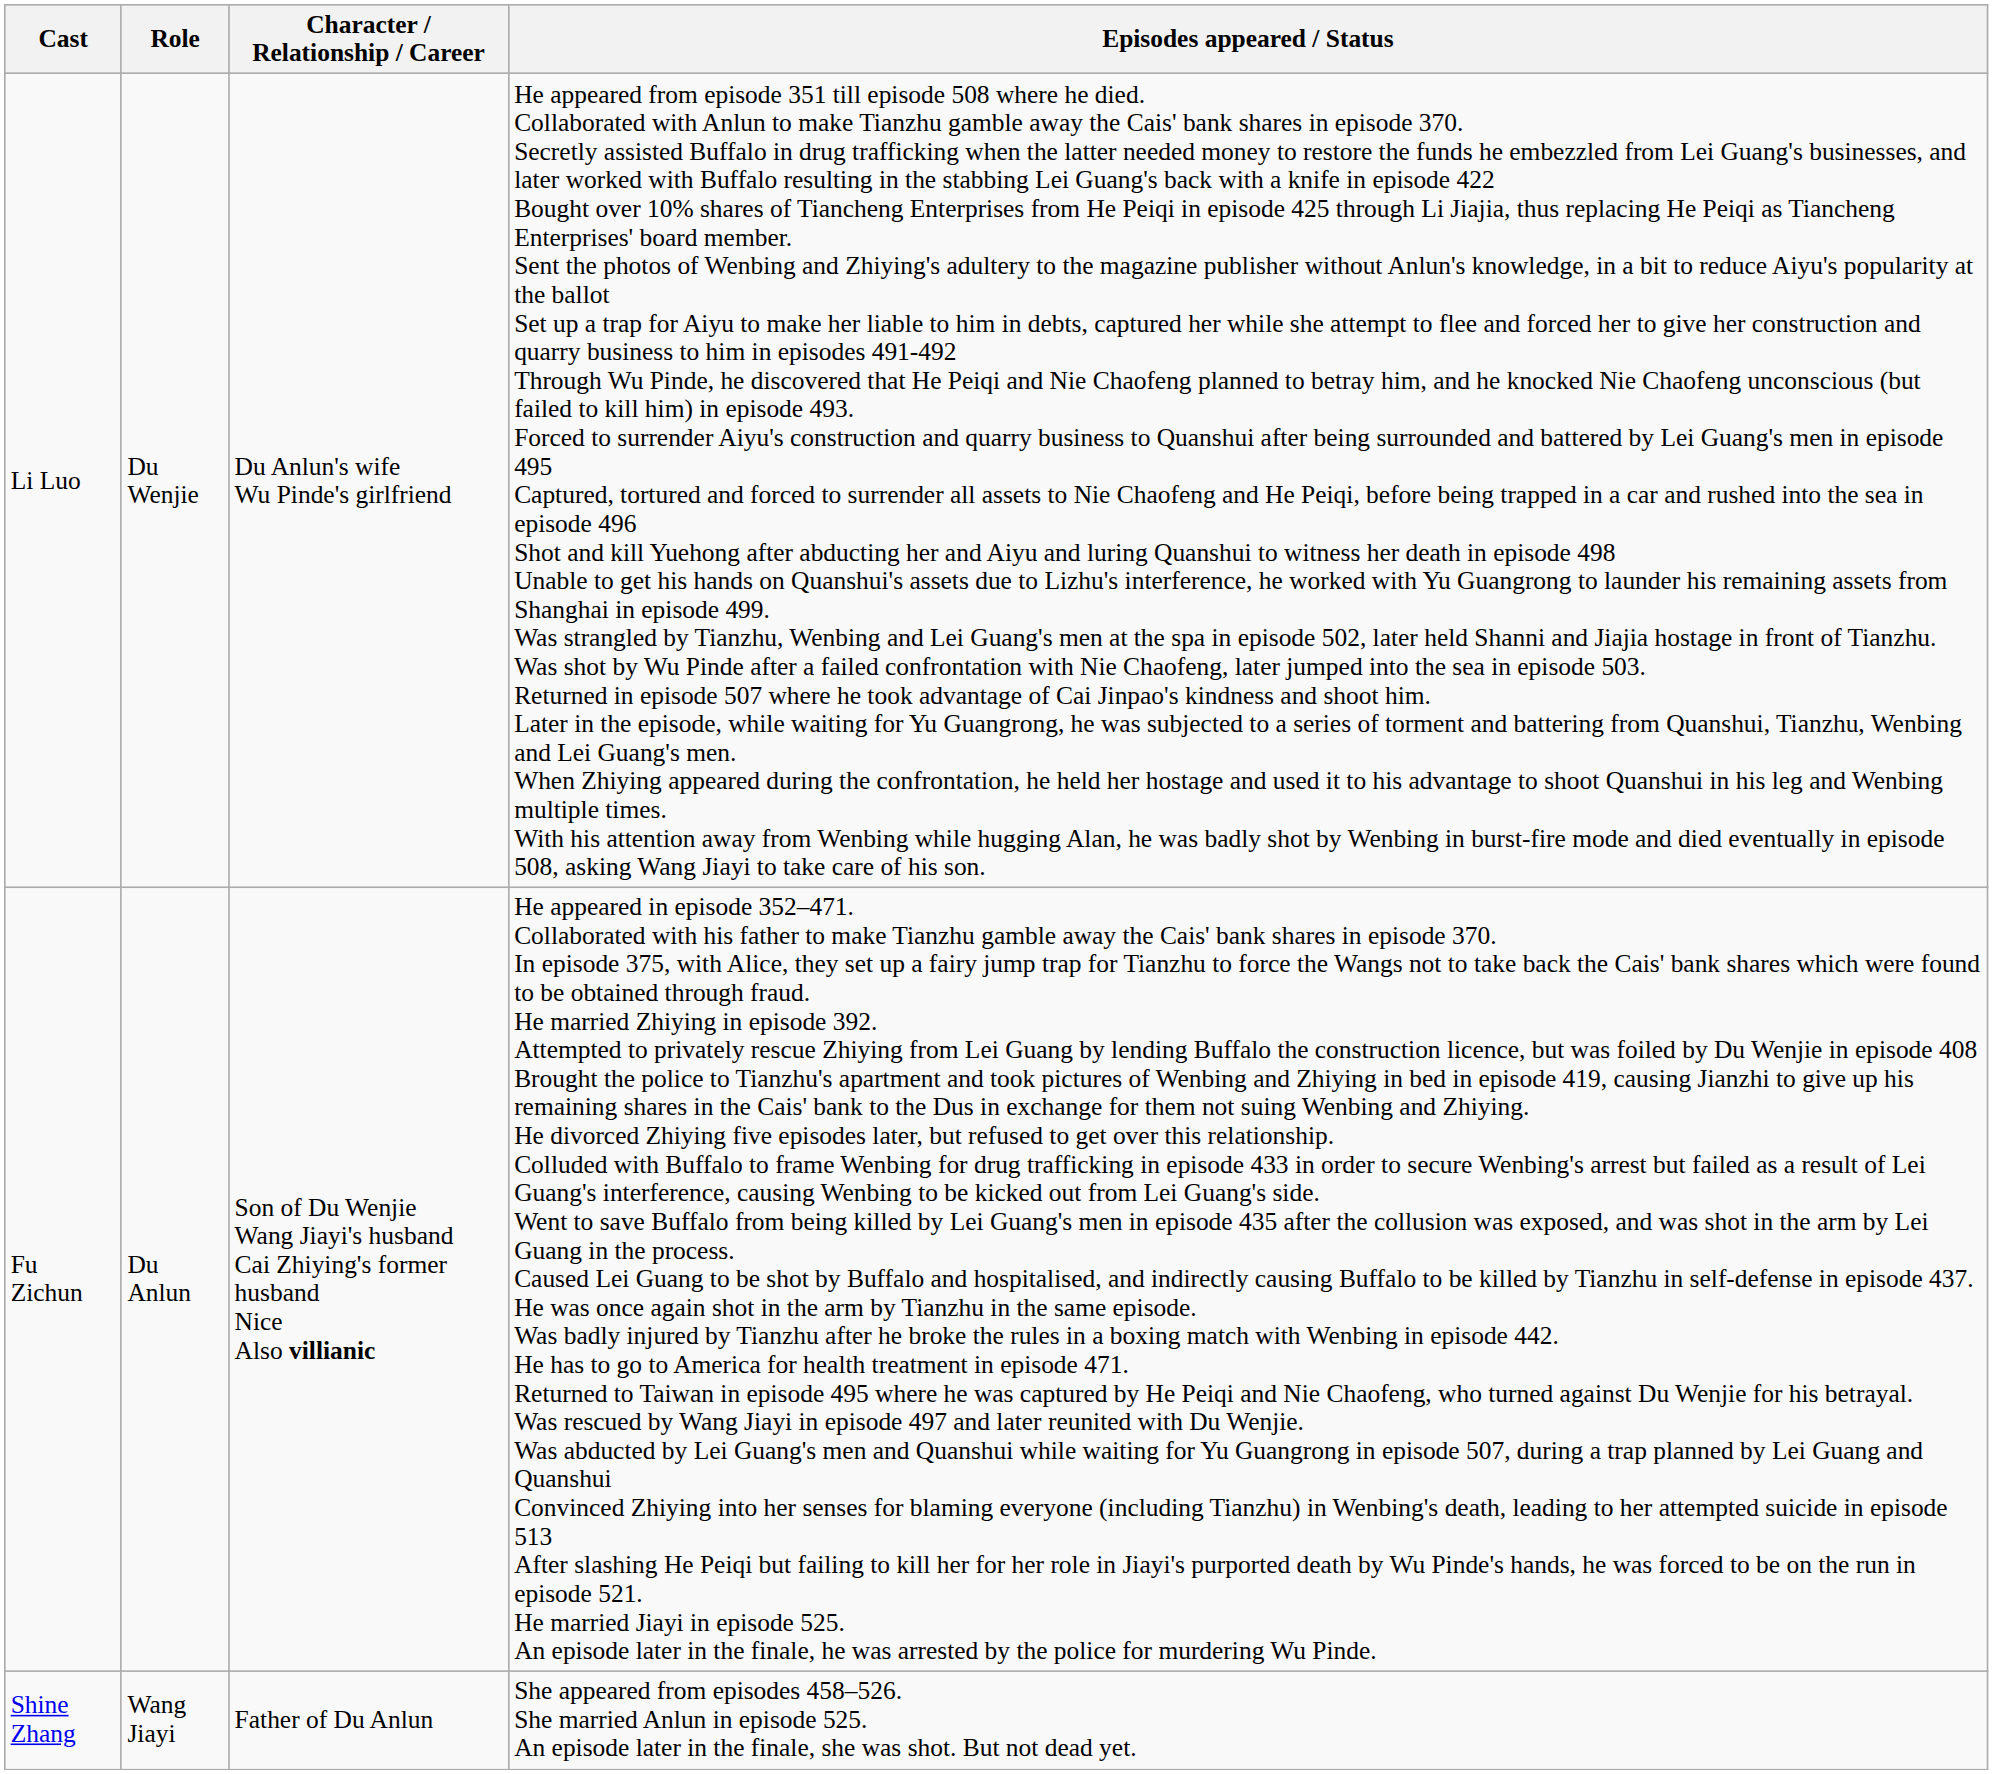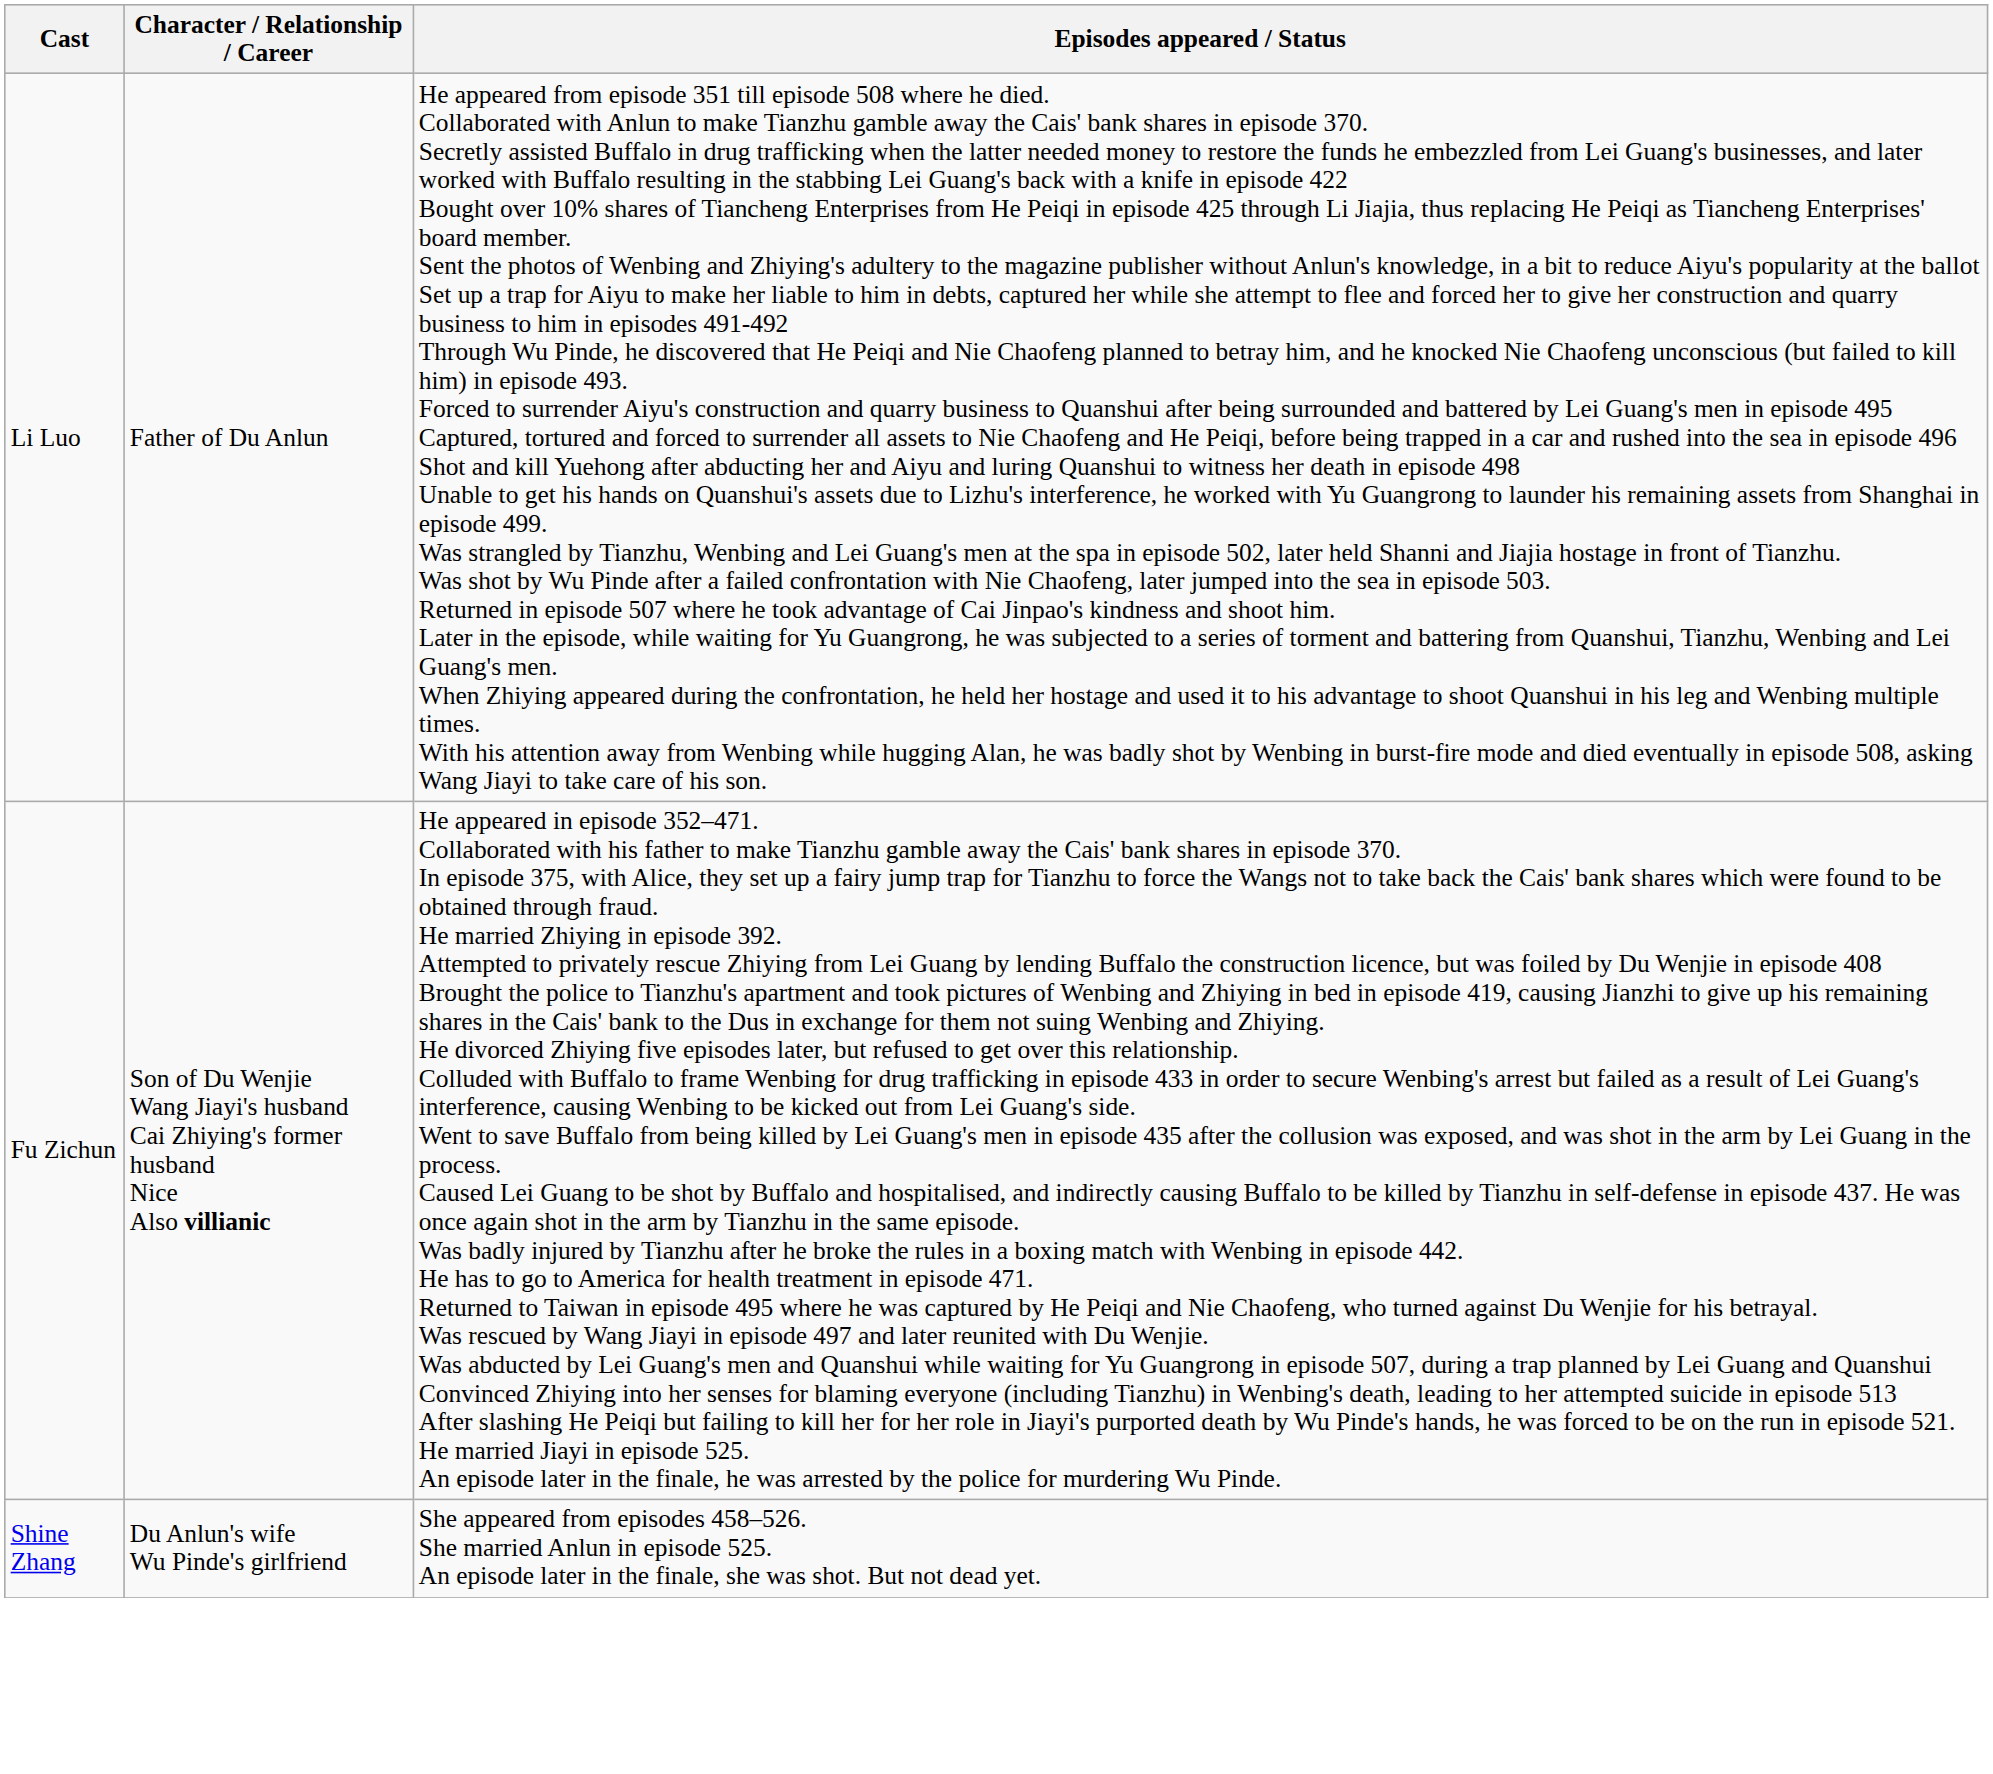- column: (175, 38)
(343, 480) Du Anlun's wife Wu Pinde's girlfriend -> (229, 437) Father of Du Anlun
(334, 1719) Father of Du Anlun -> (238, 1548) Du Anlun's wife Wu Pinde's girlfriend
